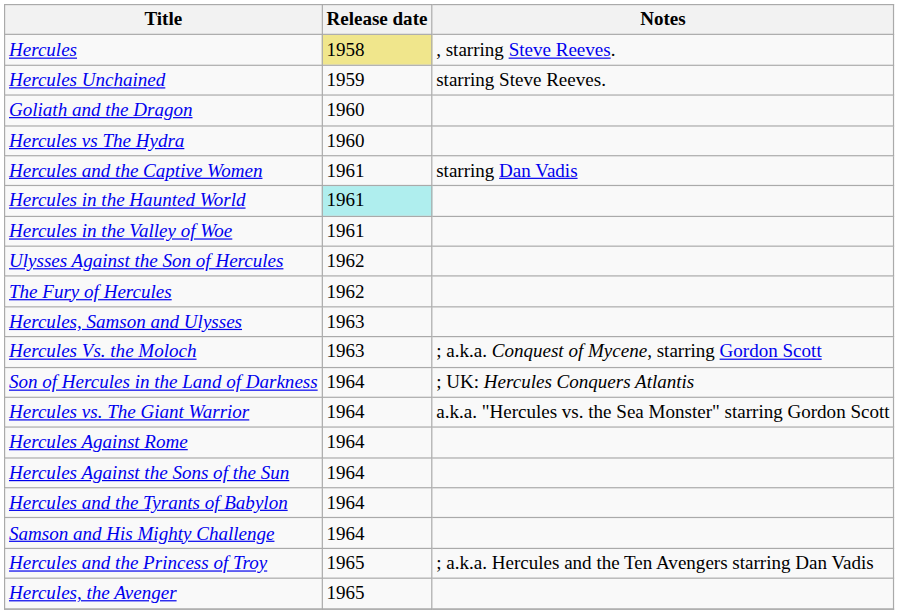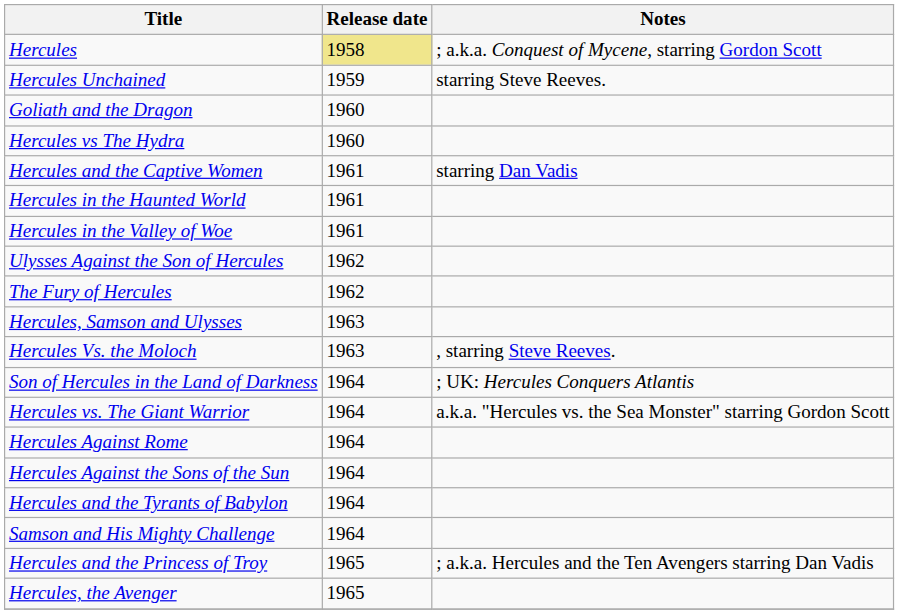(526, 49) , starring Steve Reeves. -> (629, 49) ; a.k.a. Conquest of Mycene, starring Gordon Scott
(345, 200) paleturquoise background -> (345, 200) no background
(629, 351) ; a.k.a. Conquest of Mycene, starring Gordon Scott -> (526, 351) , starring Steve Reeves.
